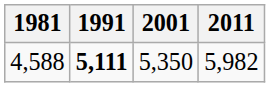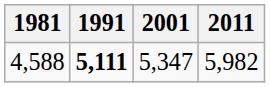(166, 61) 5,350 -> (166, 61) 5,347
